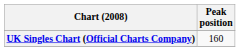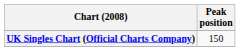(216, 38) 160 -> (216, 38) 150
